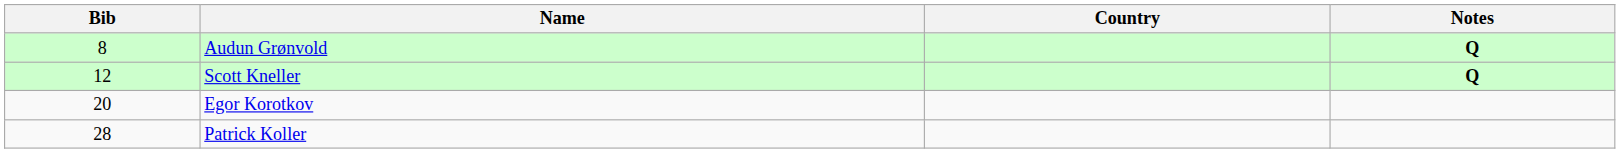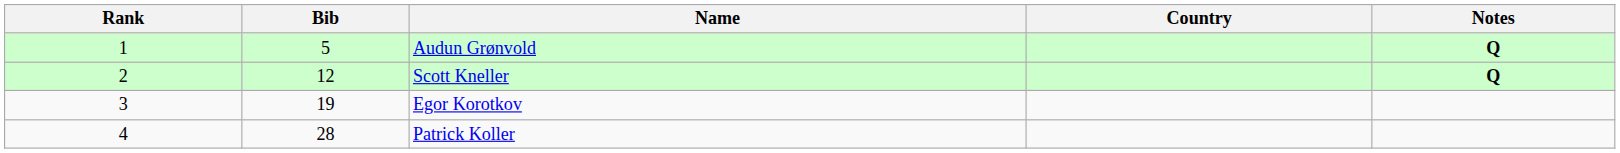+ column: (123, 18)
(102, 47) 8 -> (325, 47) 5
(102, 104) 20 -> (325, 104) 19
